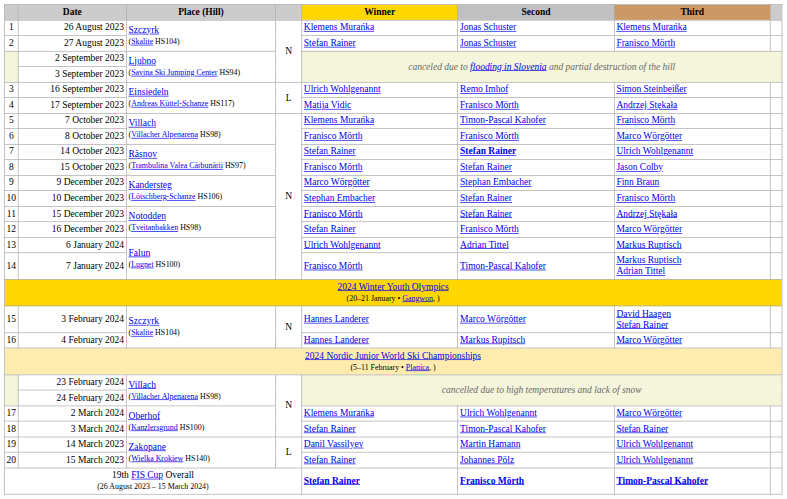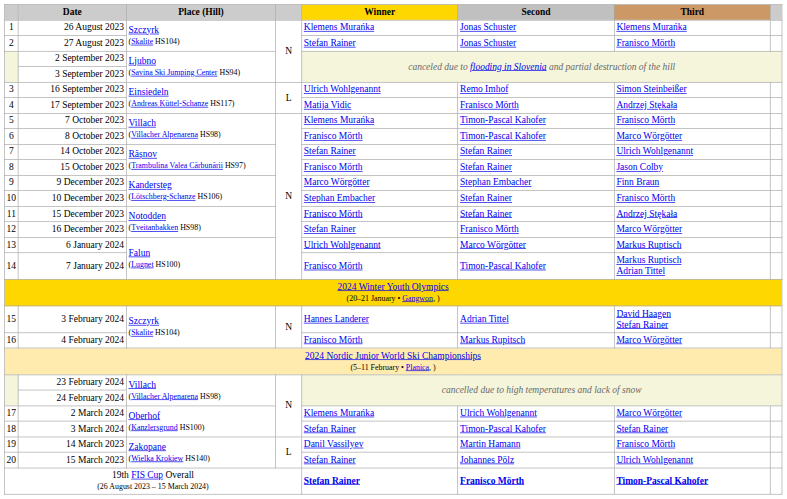(489, 136) Franisco Mörth -> (503, 136) Timon-Pascal Kahofer
(488, 151) bold -> (486, 151) normal
(484, 244) Adrian Tittel -> (493, 244) Marco Wörgötter
(493, 319) Marco Wörgötter -> (484, 319) Adrian Tittel
(336, 340) Hannes Landerer -> (333, 340) Franisco Mörth
(655, 444) Ulrich Wohlgenannt -> (646, 444) Franisco Mörth
